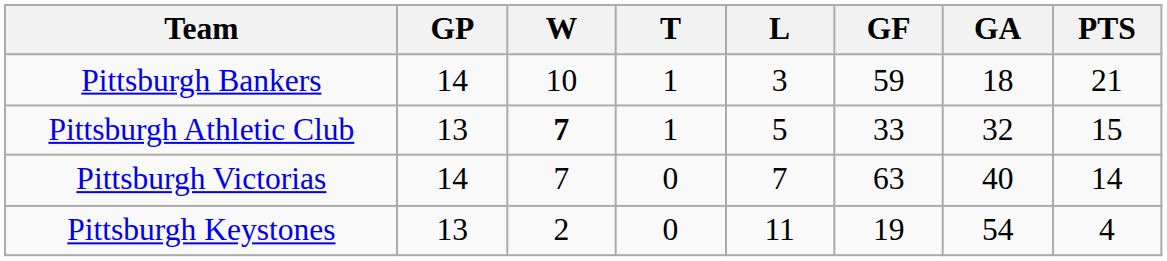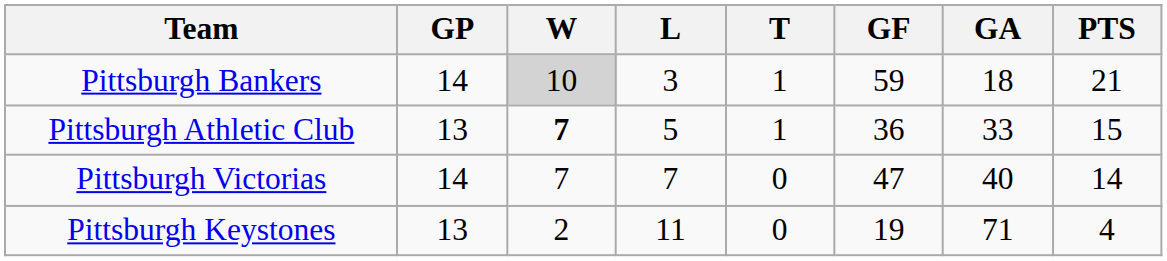columns swapped: (780, 29) <-> (670, 29)
(561, 79) no background -> (561, 79) lightgrey background
(889, 129) 33 -> (889, 129) 36
(998, 129) 32 -> (998, 129) 33
(889, 179) 63 -> (889, 179) 47
(998, 229) 54 -> (998, 229) 71
